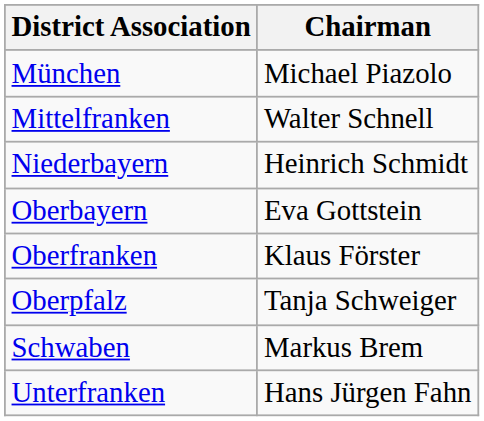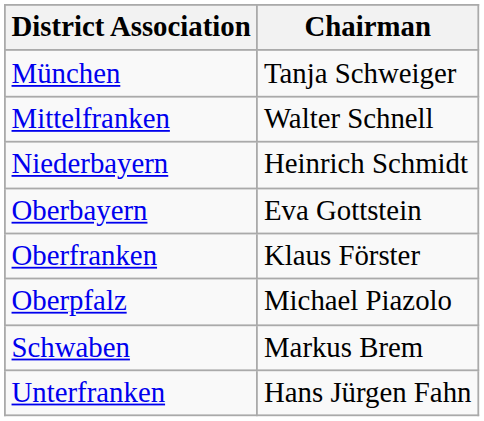(358, 73) Michael Piazolo -> (360, 73) Tanja Schweiger
(360, 301) Tanja Schweiger -> (358, 301) Michael Piazolo
